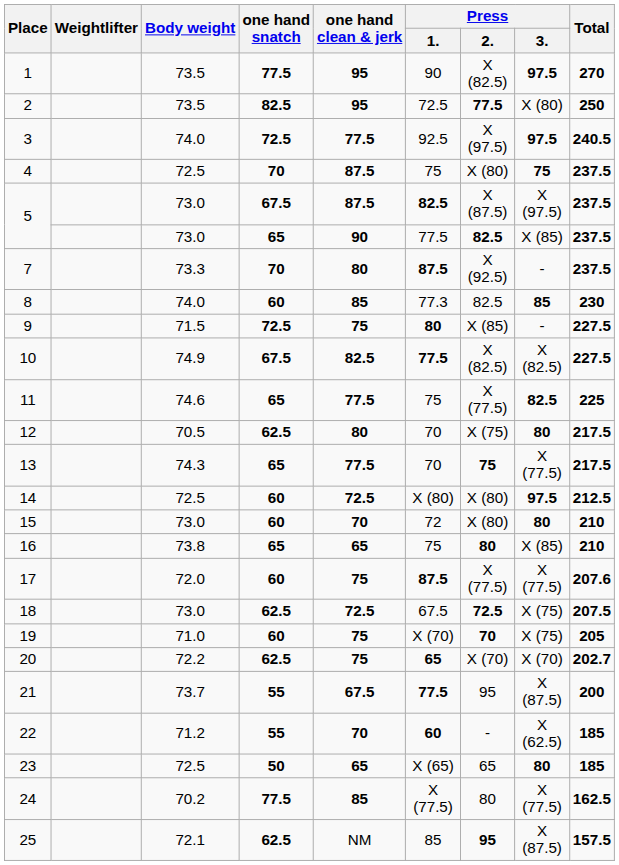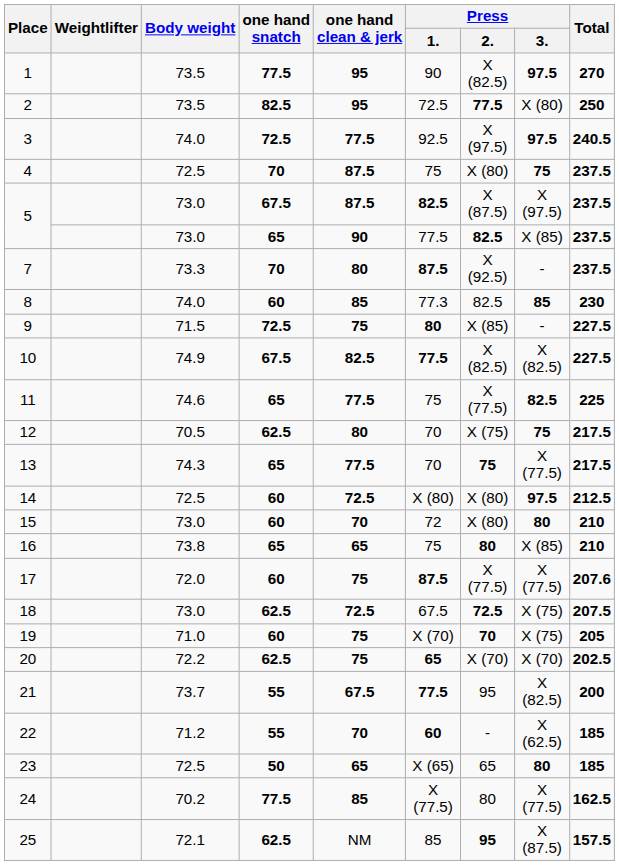(542, 432) 80 -> (542, 432) 75
(592, 659) 202.7 -> (592, 659) 202.5
(542, 692) X (87.5) -> (542, 692) X (82.5)
